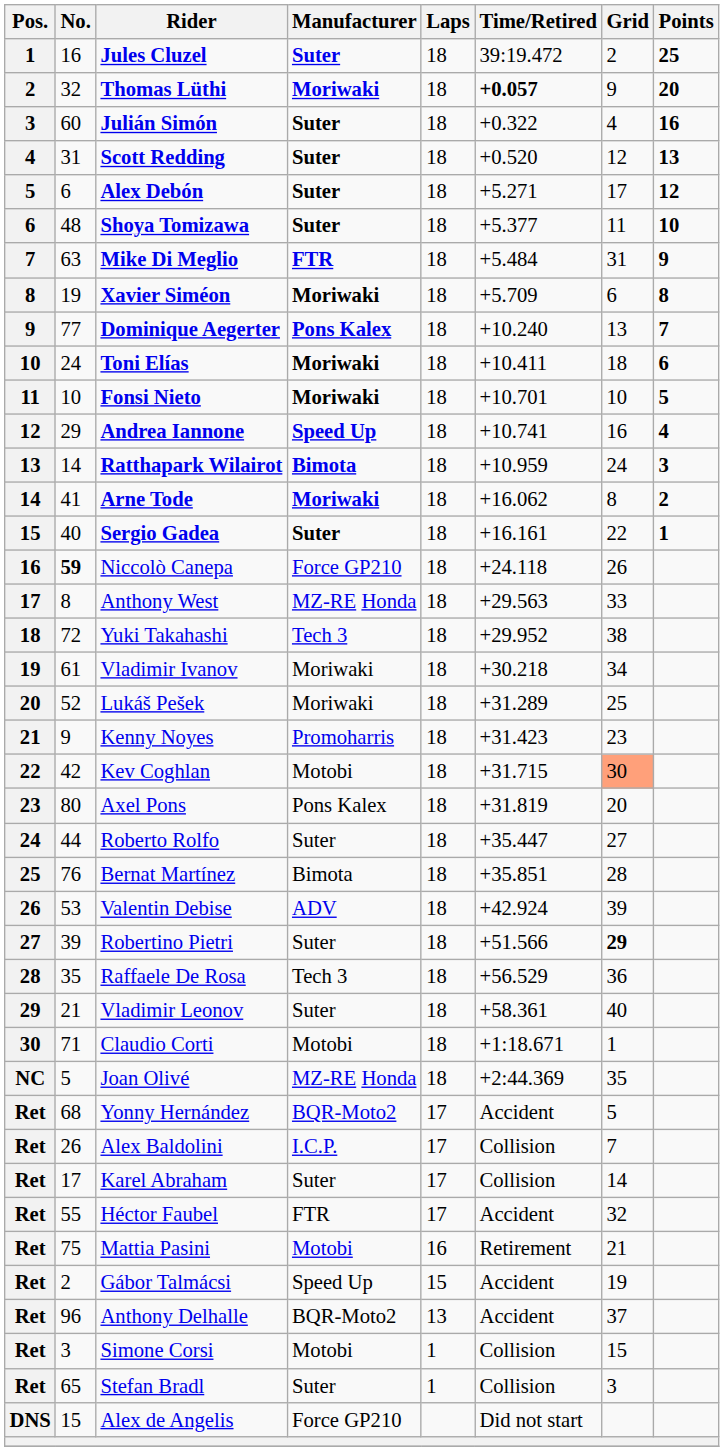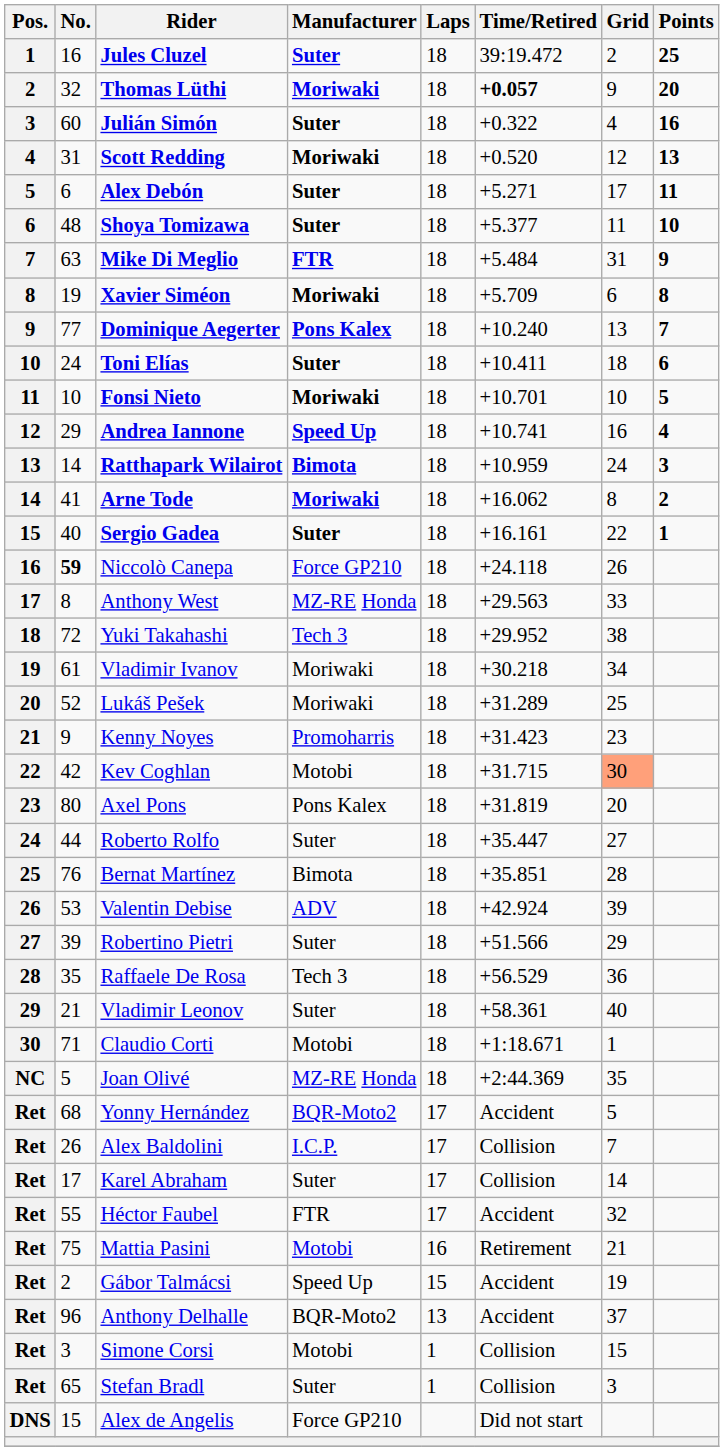(316, 158) Suter -> (336, 158) Moriwaki
(669, 192) 12 -> (668, 192) 11
(336, 362) Moriwaki -> (316, 362) Suter
(617, 942) bold -> (617, 942) normal
